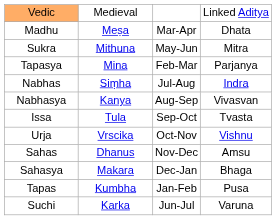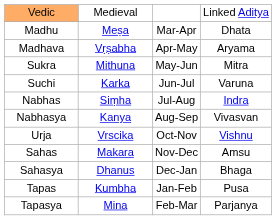+ row: (41, 48)
rows swapped: (41, 205) <-> (41, 65)
- row: (41, 118)
(115, 153) Dhanus -> (115, 153) Makara
(115, 170) Makara -> (115, 170) Dhanus
